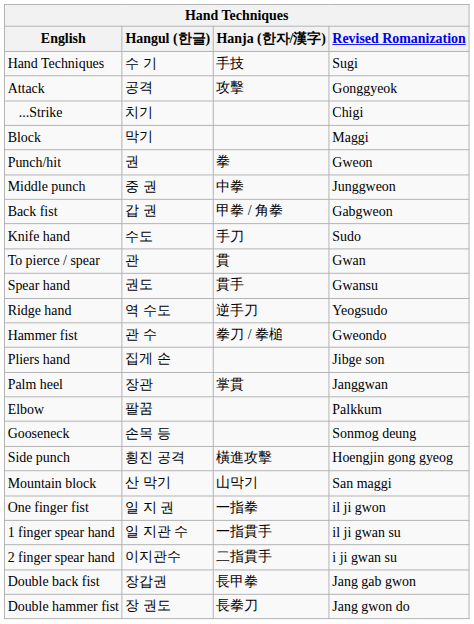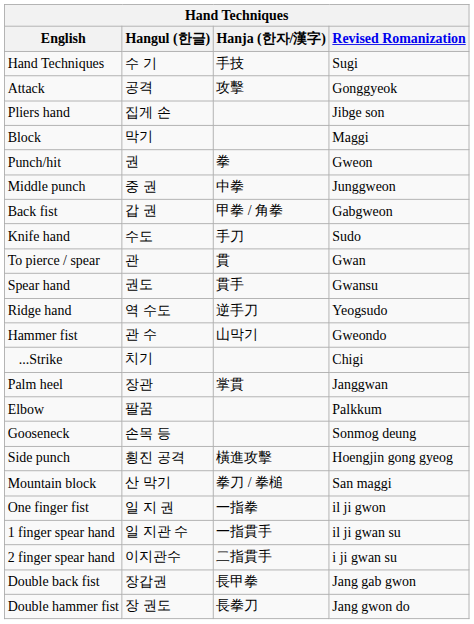rows swapped: (41, 112) <-> (39, 359)
(250, 334) 拳刀 / 拳槌 -> (237, 334) 山막기
(237, 482) 山막기 -> (250, 482) 拳刀 / 拳槌
